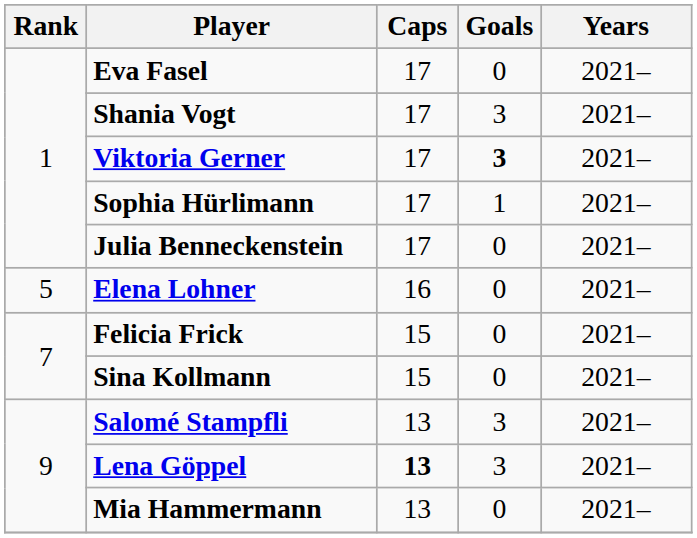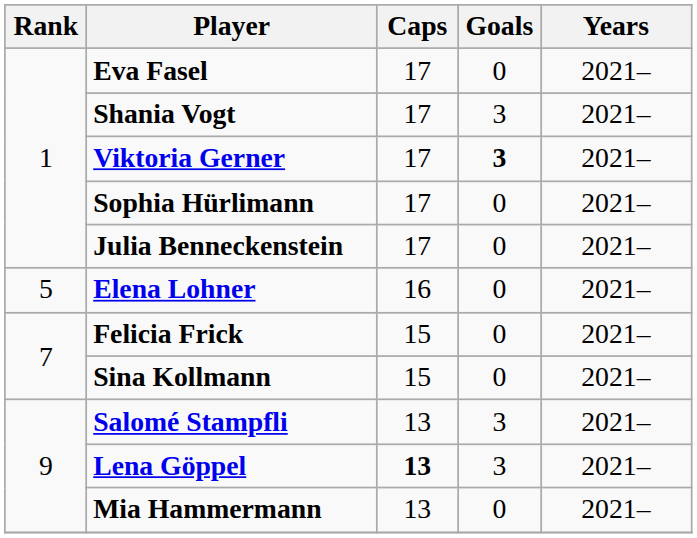(499, 202) 1 -> (499, 202) 0
